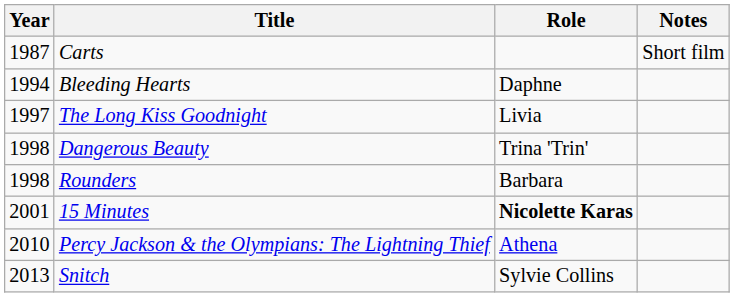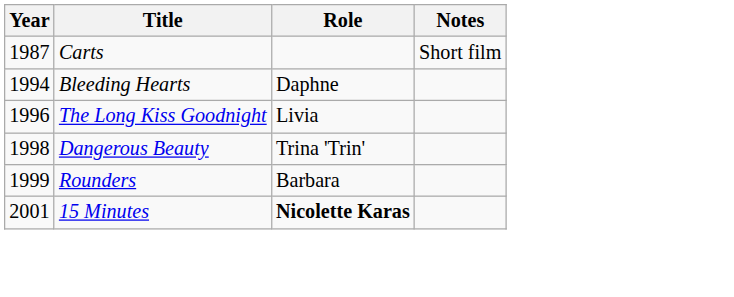(29, 116) 1997 -> (29, 116) 1996
(29, 180) 1998 -> (29, 180) 1999
- row: (274, 244)
- row: (84, 276)
